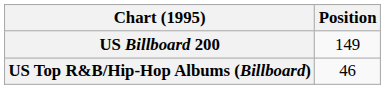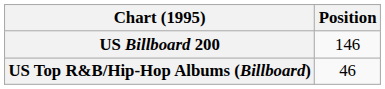(348, 44) 149 -> (348, 44) 146
